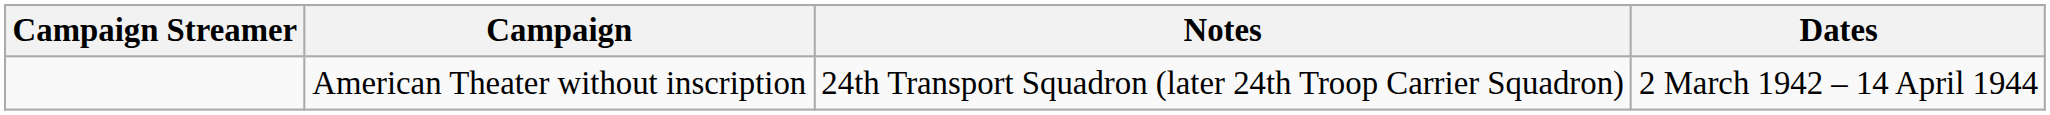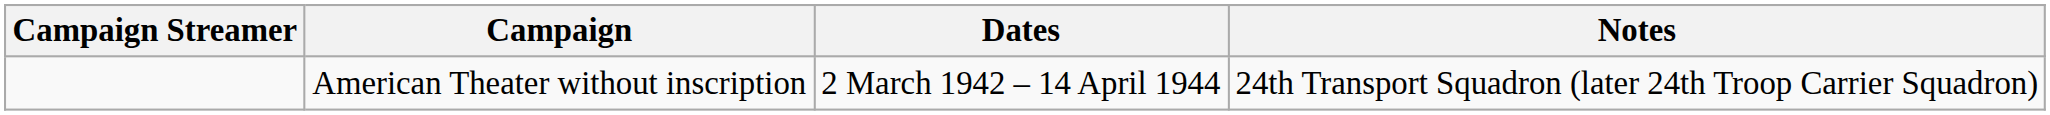columns swapped: (1839, 30) <-> (1223, 30)
